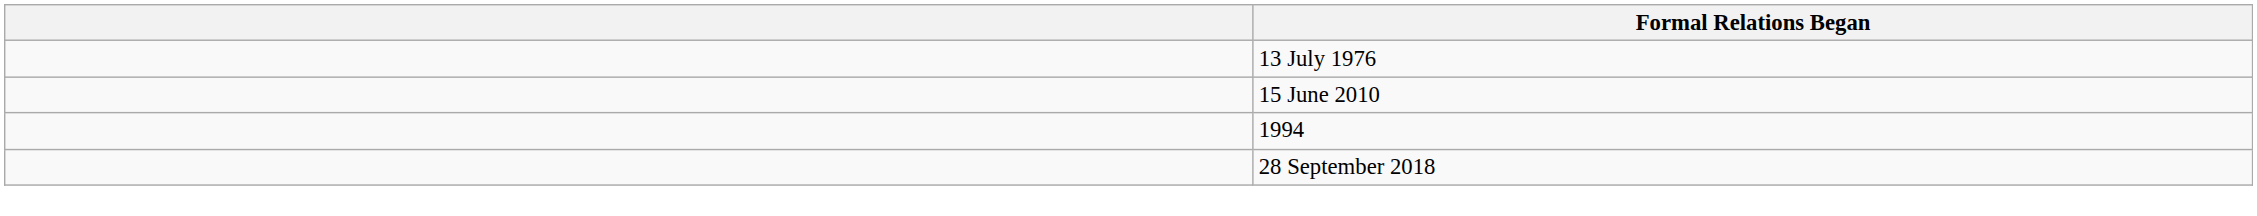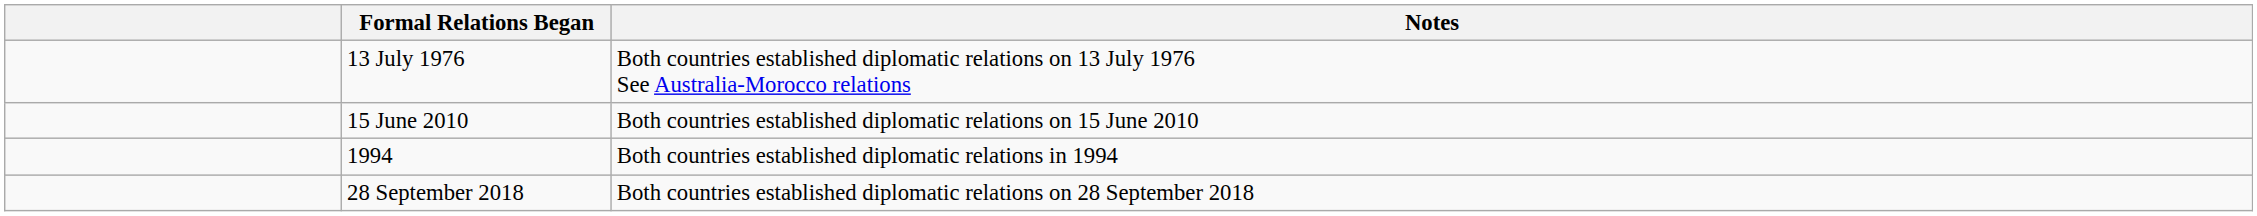+ column: (1432, 22)
